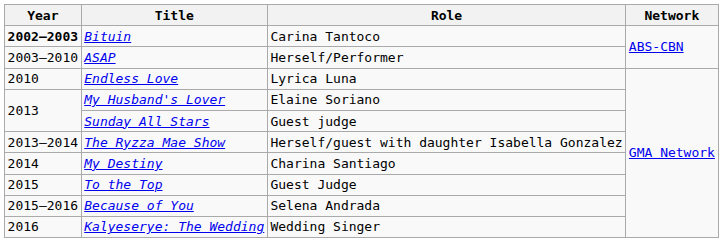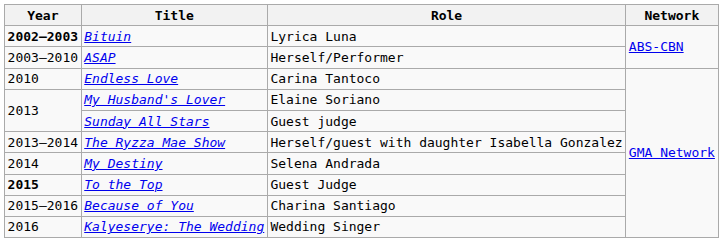(325, 36) Carina Tantoco -> (313, 36) Lyrica Luna
(313, 79) Lyrica Luna -> (325, 79) Carina Tantoco
(333, 163) Charina Santiago -> (325, 163) Selena Andrada
(23, 185) normal -> (23, 185) bold
(325, 206) Selena Andrada -> (333, 206) Charina Santiago
